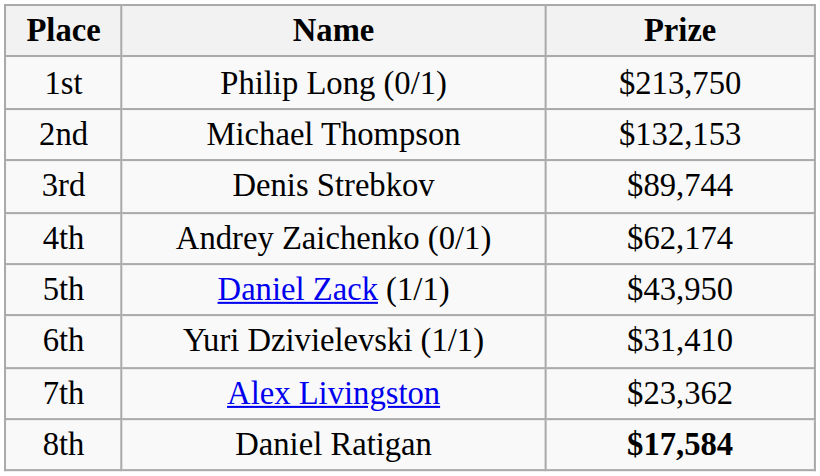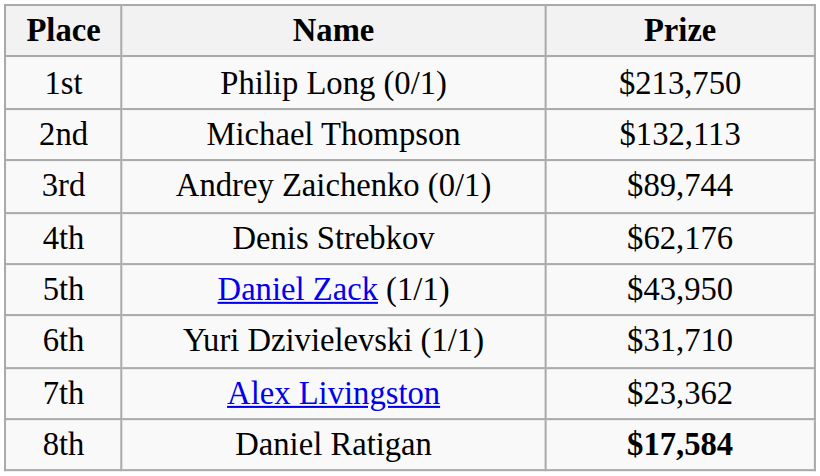(680, 133) $132,153 -> (680, 133) $132,113
(334, 185) Denis Strebkov -> (334, 185) Andrey Zaichenko (0/1)
(334, 237) Andrey Zaichenko (0/1) -> (334, 237) Denis Strebkov
(680, 237) $62,174 -> (680, 237) $62,176
(680, 340) $31,410 -> (680, 340) $31,710
